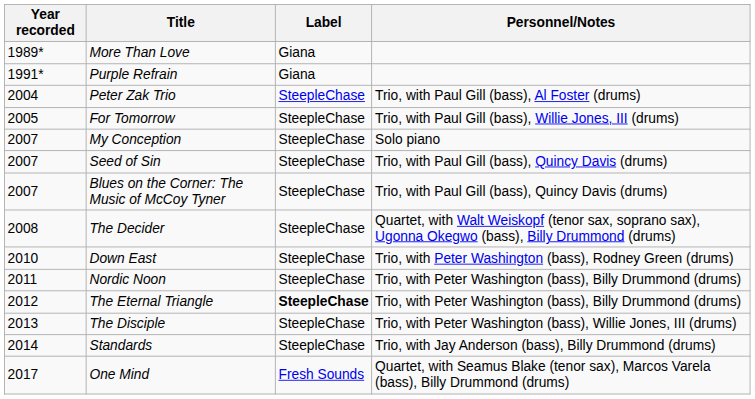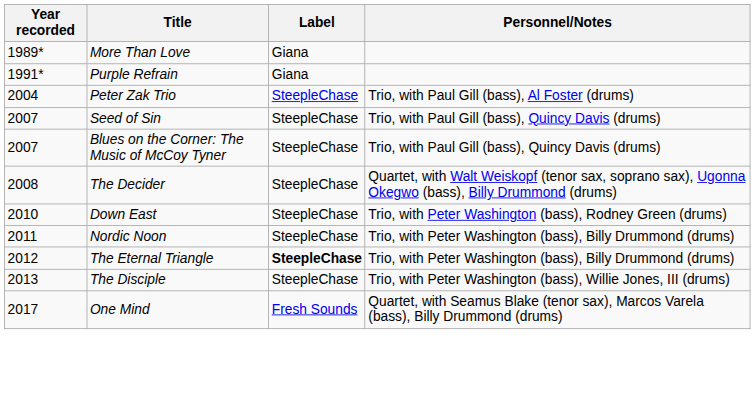- row: (132, 118)
- row: (135, 140)
- row: (121, 345)
